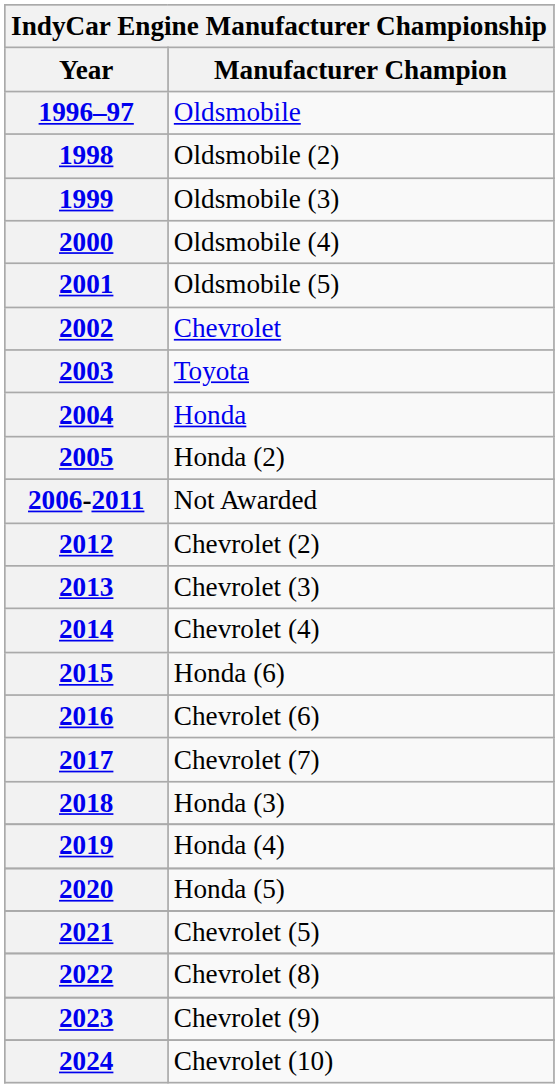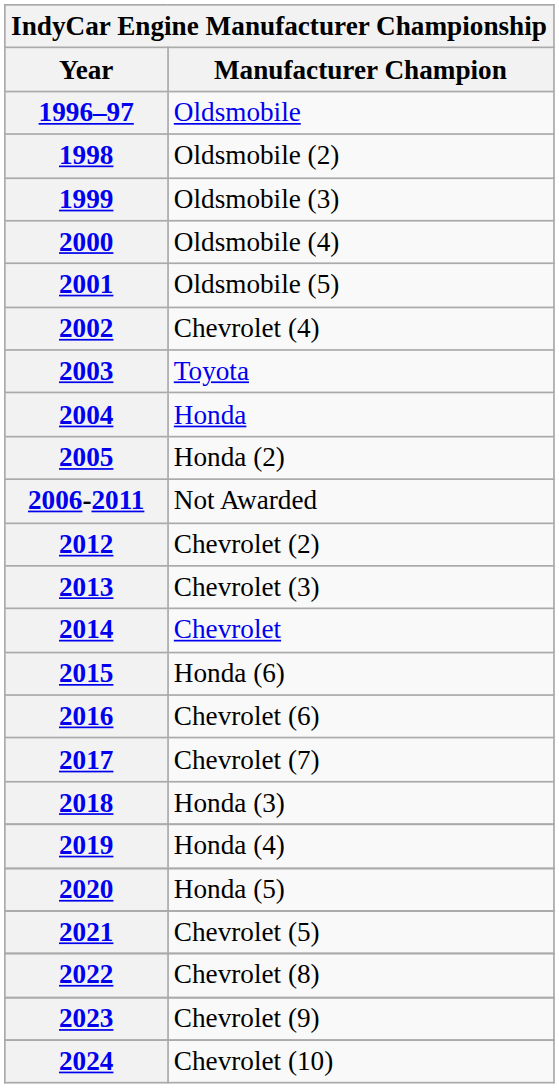(227, 328) Chevrolet -> (247, 328) Chevrolet (4)
(247, 629) Chevrolet (4) -> (227, 629) Chevrolet
